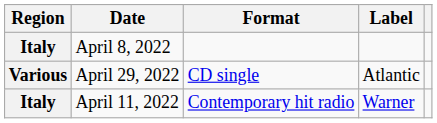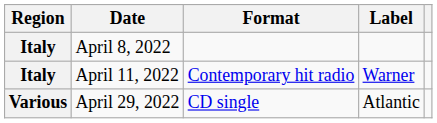rows swapped: (127, 103) <-> (127, 74)
